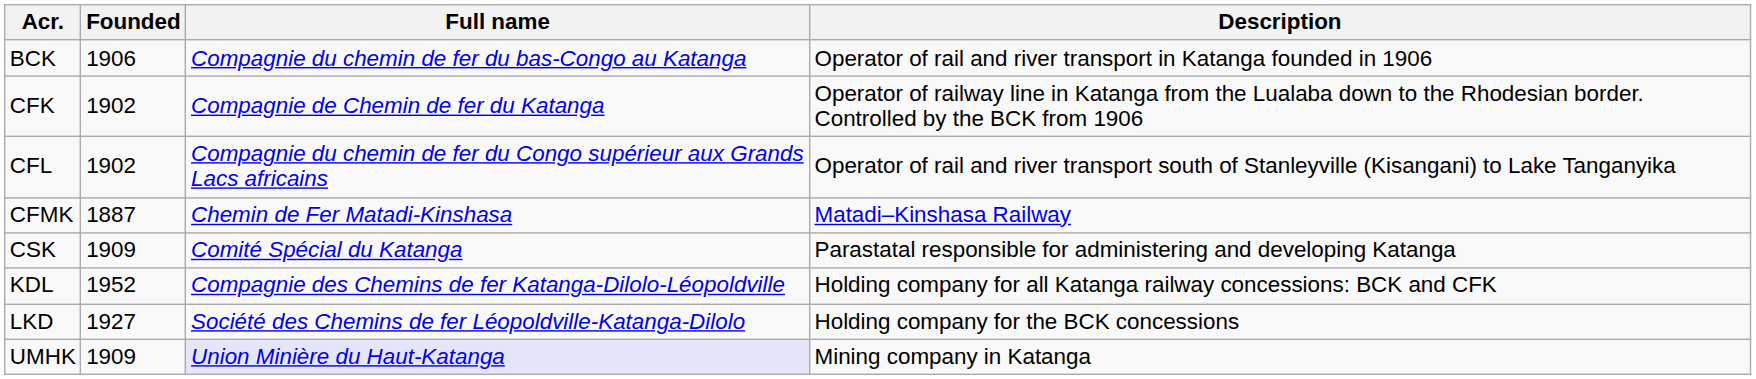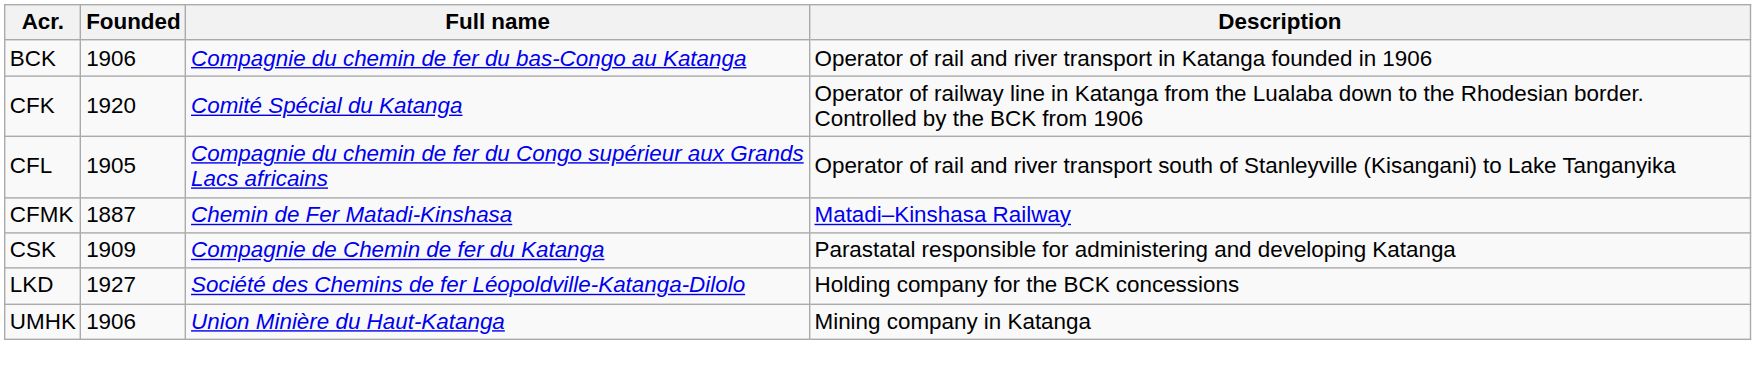(111, 105) 1902 -> (111, 105) 1920
(398, 105) Compagnie de Chemin de fer du Katanga -> (327, 105) Comité Spécial du Katanga
(111, 166) 1902 -> (111, 166) 1905
(327, 250) Comité Spécial du Katanga -> (398, 250) Compagnie de Chemin de fer du Katanga
- row: (32, 285)
(111, 356) 1909 -> (111, 321) 1906
(348, 356) lavender background -> (348, 321) no background
